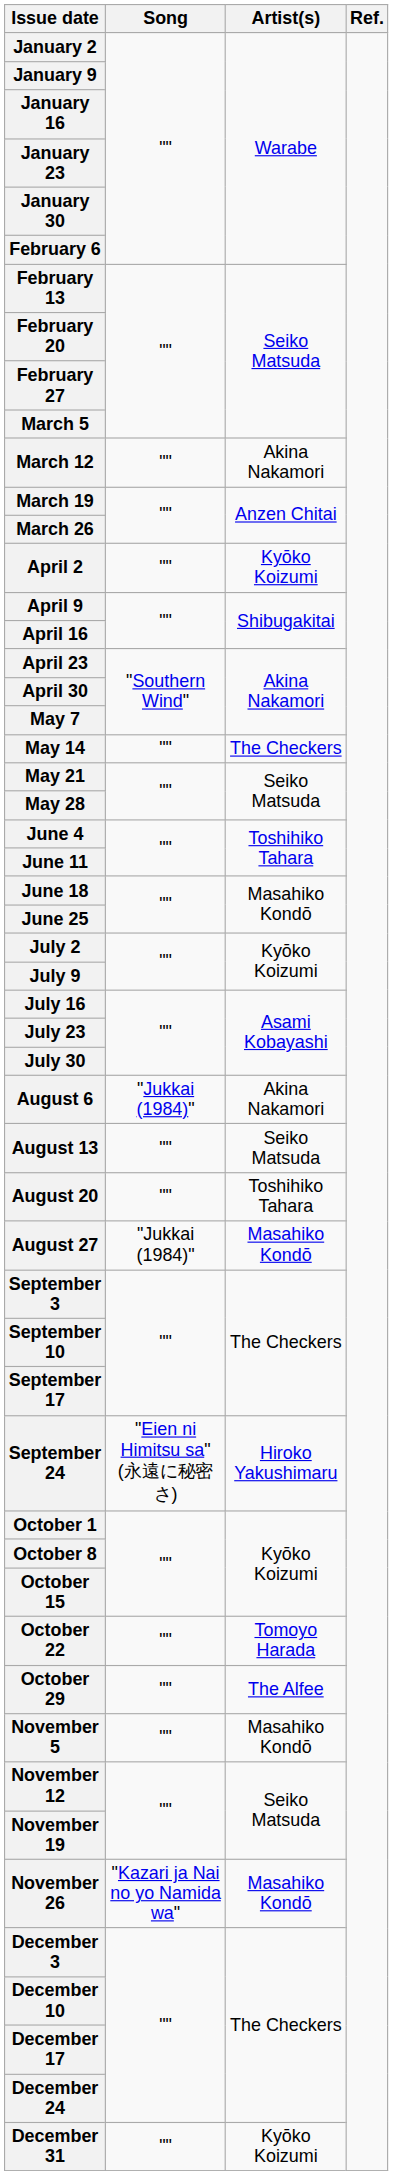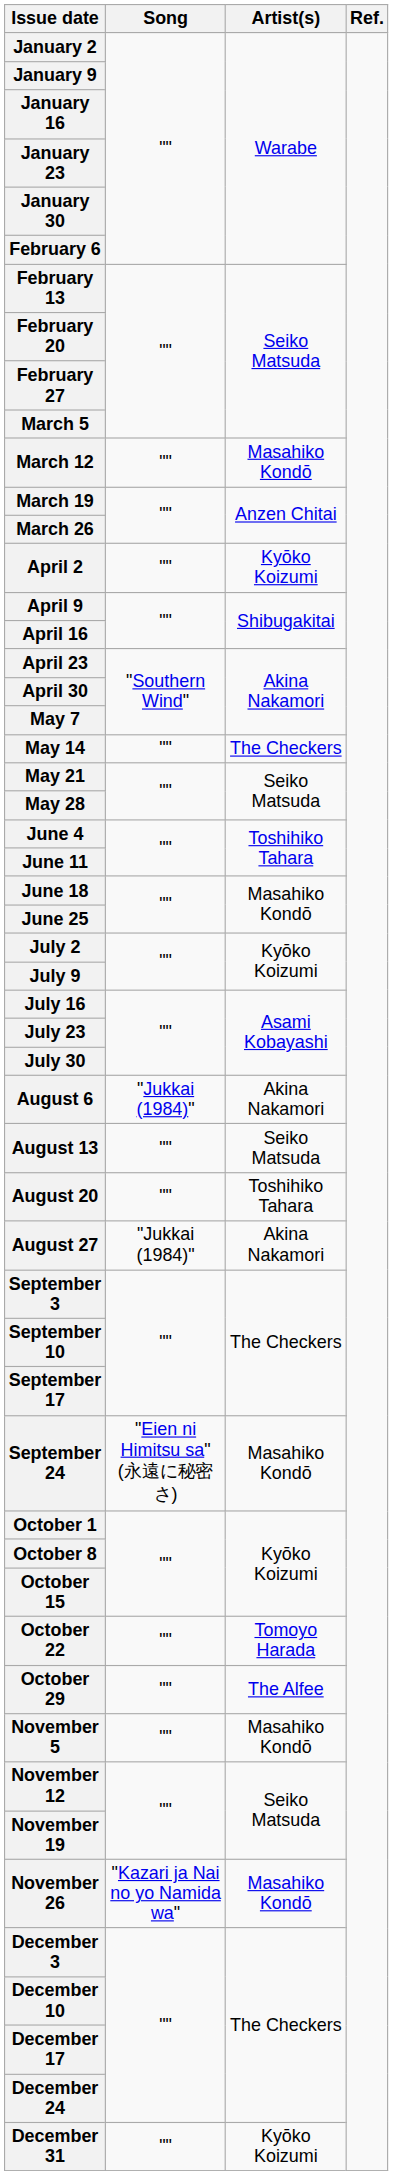(286, 462) Akina Nakamori -> (286, 462) Masahiko Kondō
(286, 1245) Masahiko Kondō -> (286, 1245) Akina Nakamori
(286, 1463) Hiroko Yakushimaru -> (286, 1463) Masahiko Kondō
